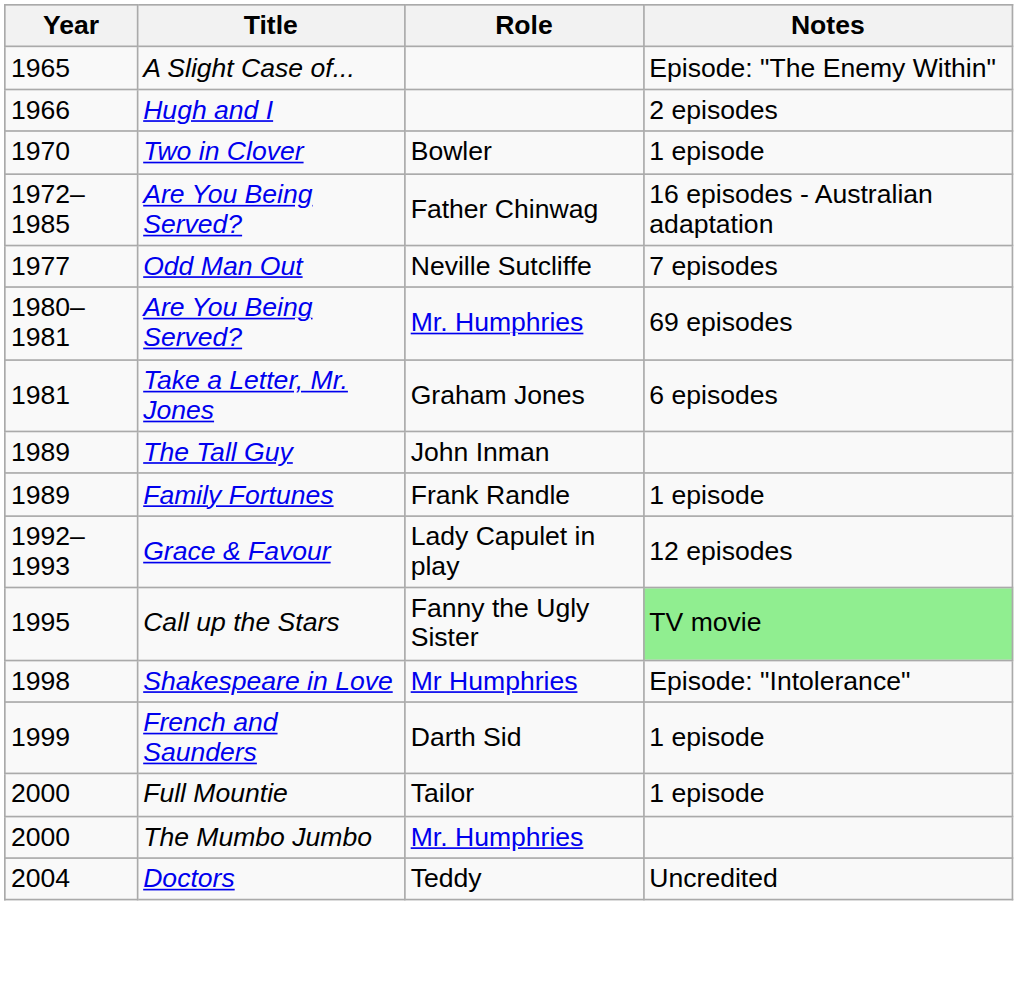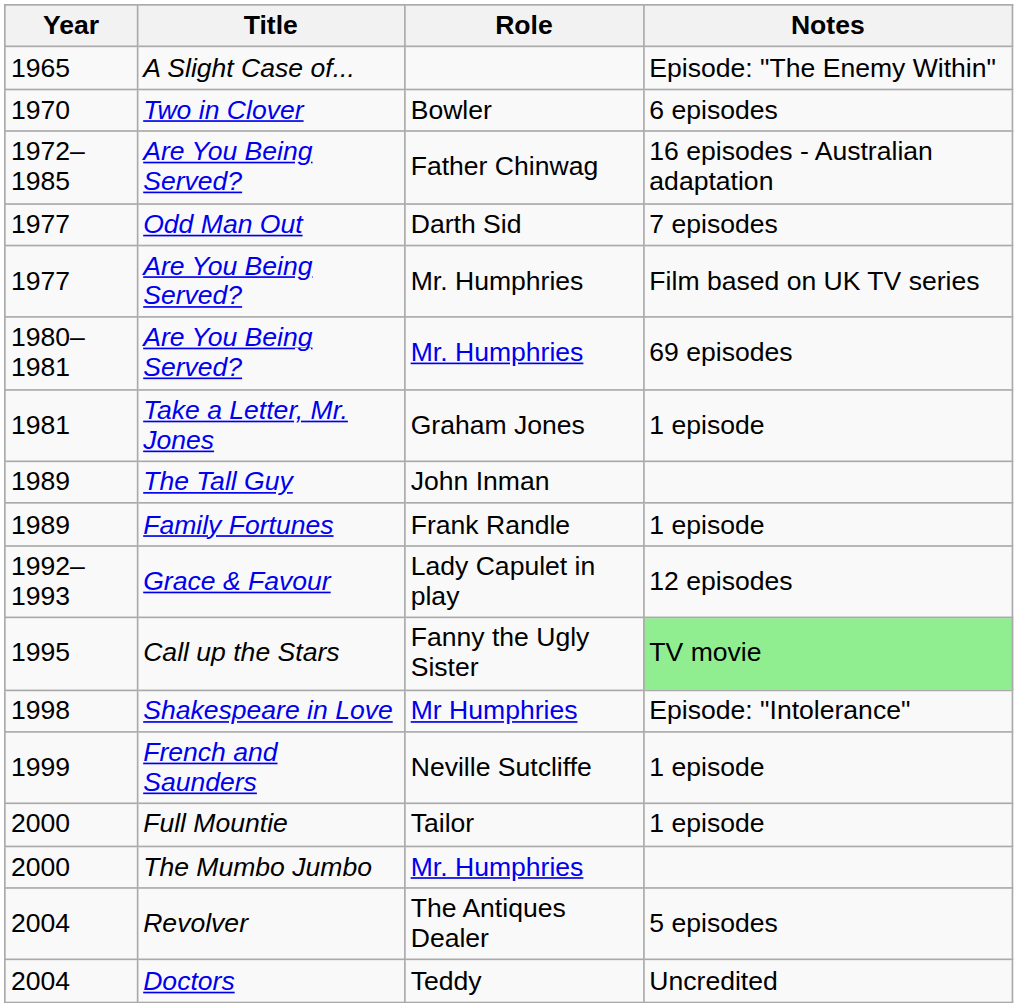- row: (40, 109)
(707, 151) 1 episode -> (714, 109) 6 episodes
(501, 266) Neville Sutcliffe -> (466, 223) Darth Sid
+ row: (40, 280)
(714, 395) 6 episodes -> (707, 424) 1 episode
(466, 737) Darth Sid -> (501, 767) Neville Sutcliffe
+ row: (40, 923)
